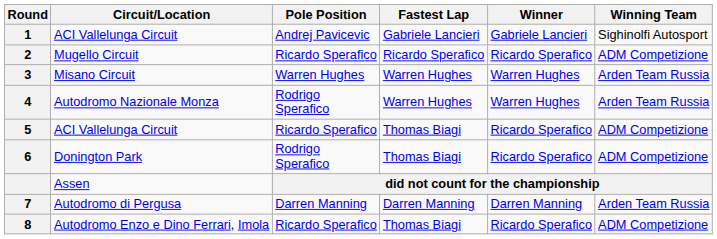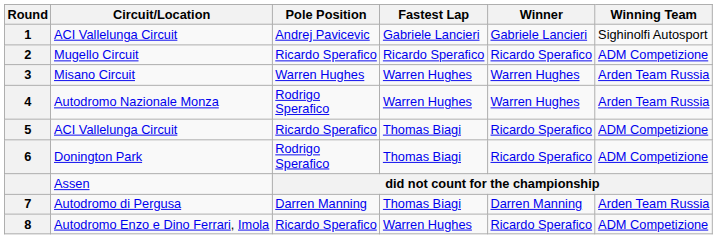(429, 204) Darren Manning -> (422, 204) Thomas Biagi
(422, 224) Thomas Biagi -> (427, 224) Warren Hughes
